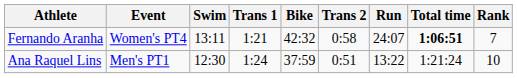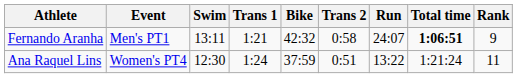(148, 39) Women's PT4 -> (140, 39) Men's PT1
(493, 39) 7 -> (493, 39) 9
(140, 61) Men's PT1 -> (148, 61) Women's PT4
(493, 61) 10 -> (493, 61) 11
